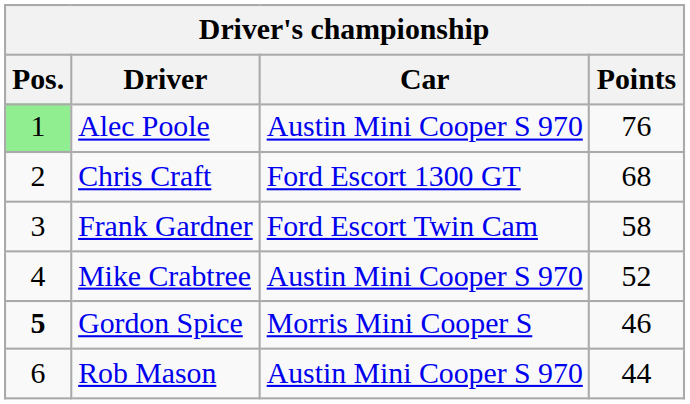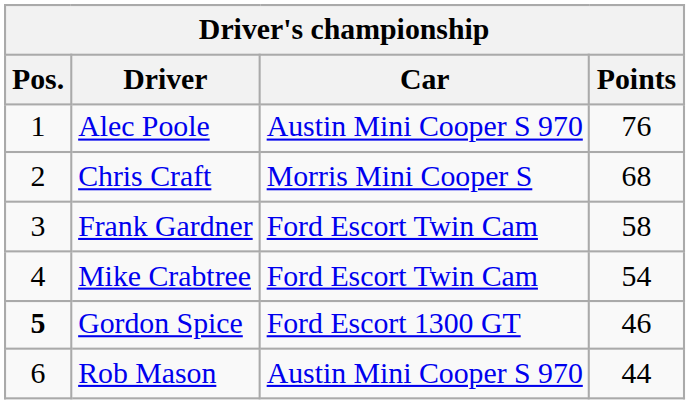(38, 127) lightgreen background -> (38, 127) no background
(394, 176) Ford Escort 1300 GT -> (399, 176) Morris Mini Cooper S
(425, 275) Austin Mini Cooper S 970 -> (402, 275) Ford Escort Twin Cam
(636, 275) 52 -> (636, 275) 54
(399, 324) Morris Mini Cooper S -> (394, 324) Ford Escort 1300 GT
